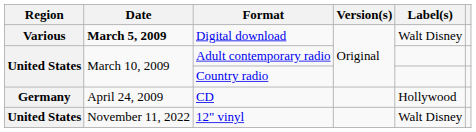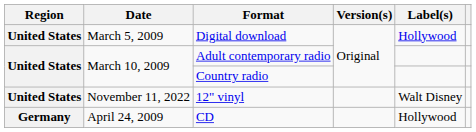(44, 35) Various -> (44, 35) United States
(127, 35) bold -> (125, 35) normal
(430, 35) Walt Disney -> (427, 35) Hollywood
rows swapped: (205, 96) <-> (220, 117)
